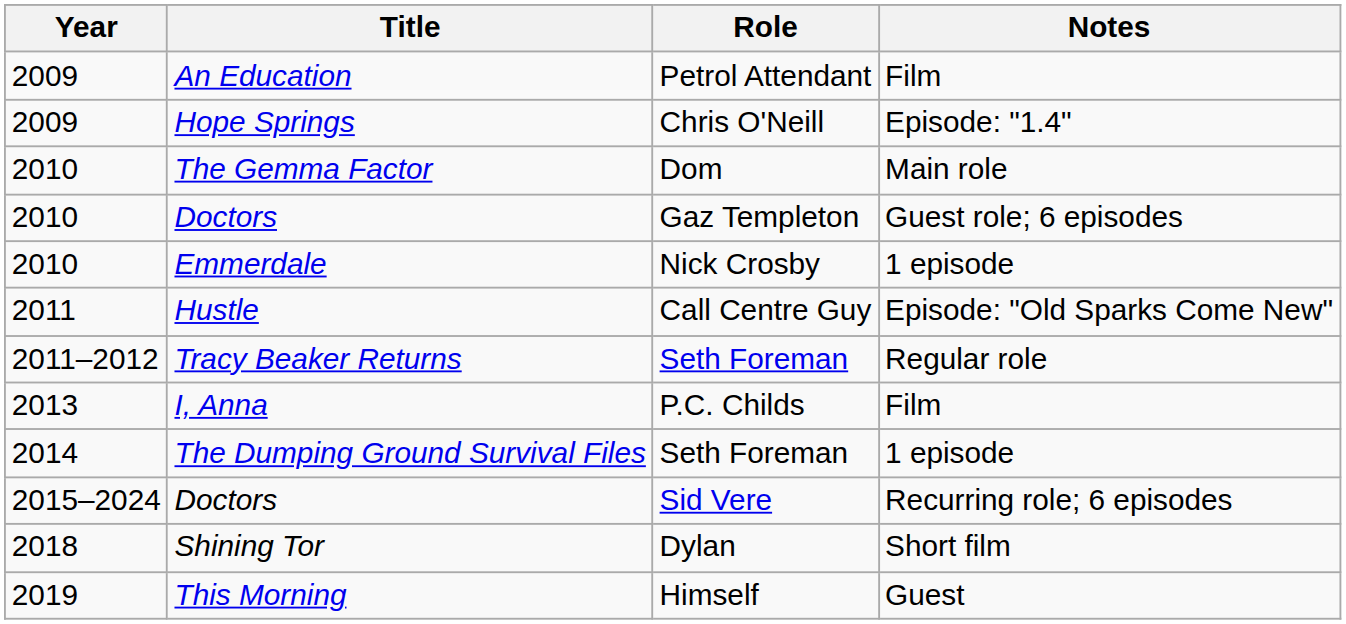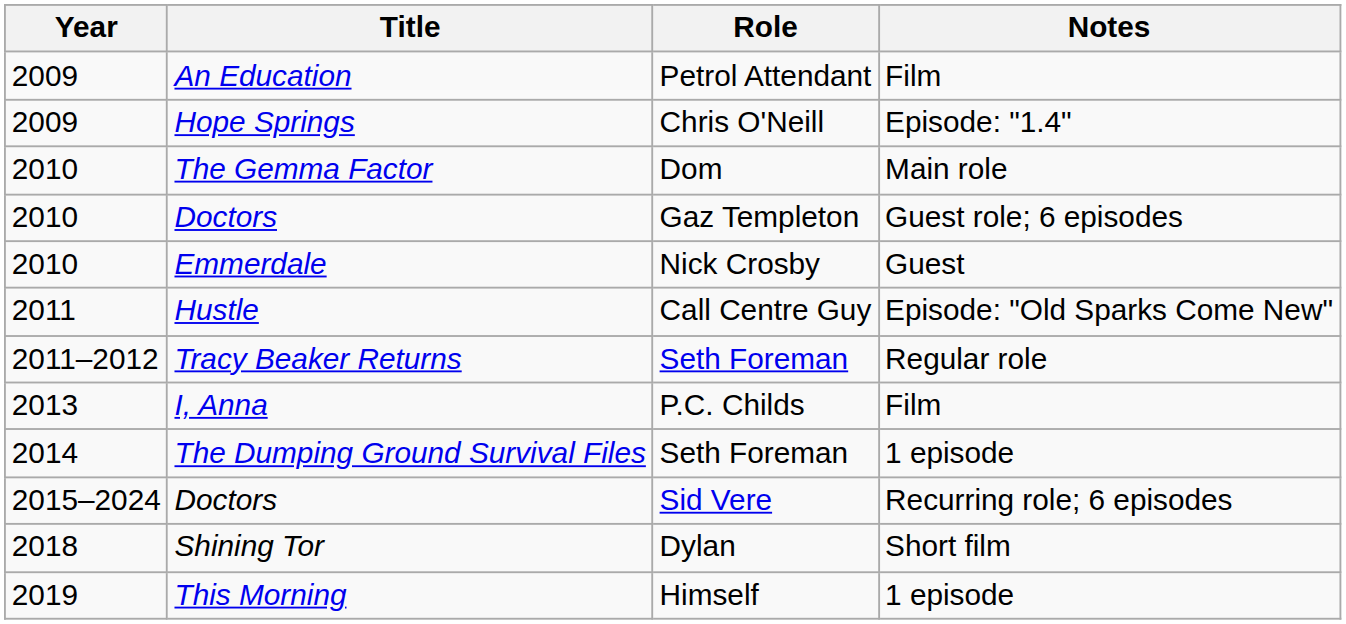(950, 264) 1 episode -> (925, 264) Guest
(925, 594) Guest -> (950, 594) 1 episode
